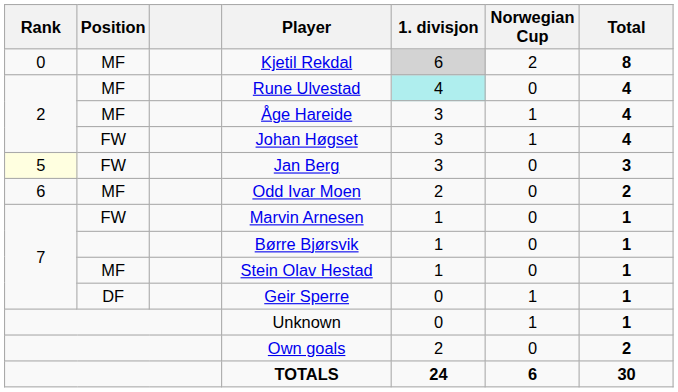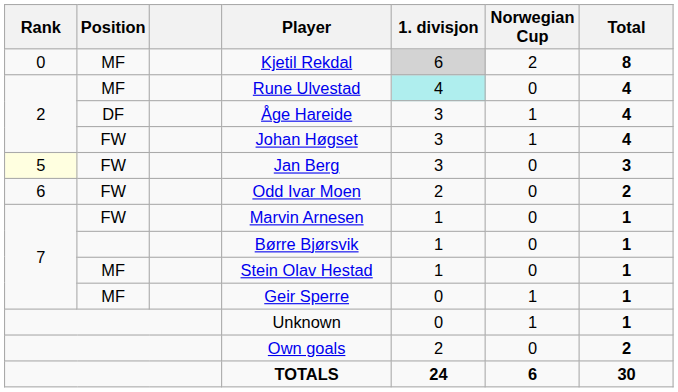(113, 114) MF -> (113, 114) DF
(113, 192) MF -> (113, 192) FW
(113, 296) DF -> (113, 296) MF
